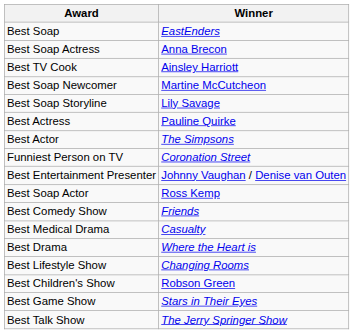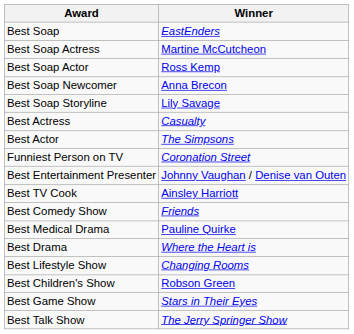(194, 49) Anna Brecon -> (214, 49) Martine McCutcheon
rows swapped: (48, 193) <-> (42, 67)
(214, 85) Martine McCutcheon -> (194, 85) Anna Brecon
(198, 121) Pauline Quirke -> (183, 121) Casualty
(183, 229) Casualty -> (198, 229) Pauline Quirke
